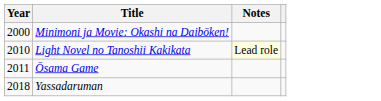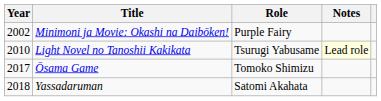+ column: (277, 13)
(19, 31) 2000 -> (19, 31) 2002
(18, 68) 2011 -> (19, 68) 2017
